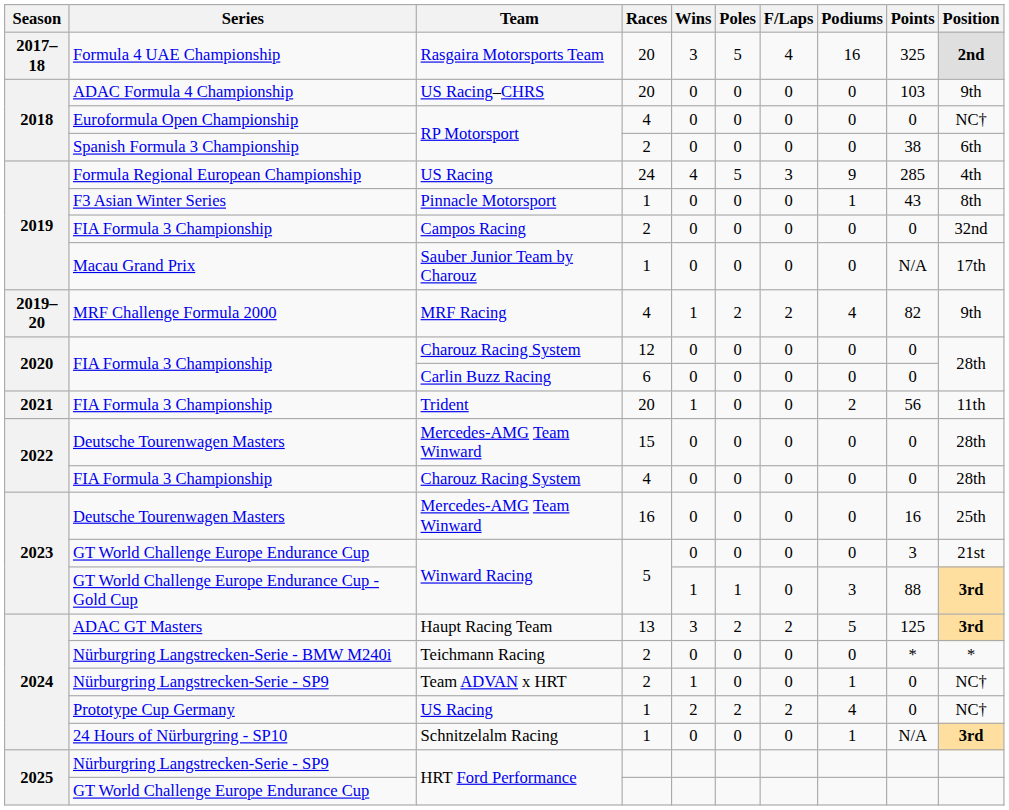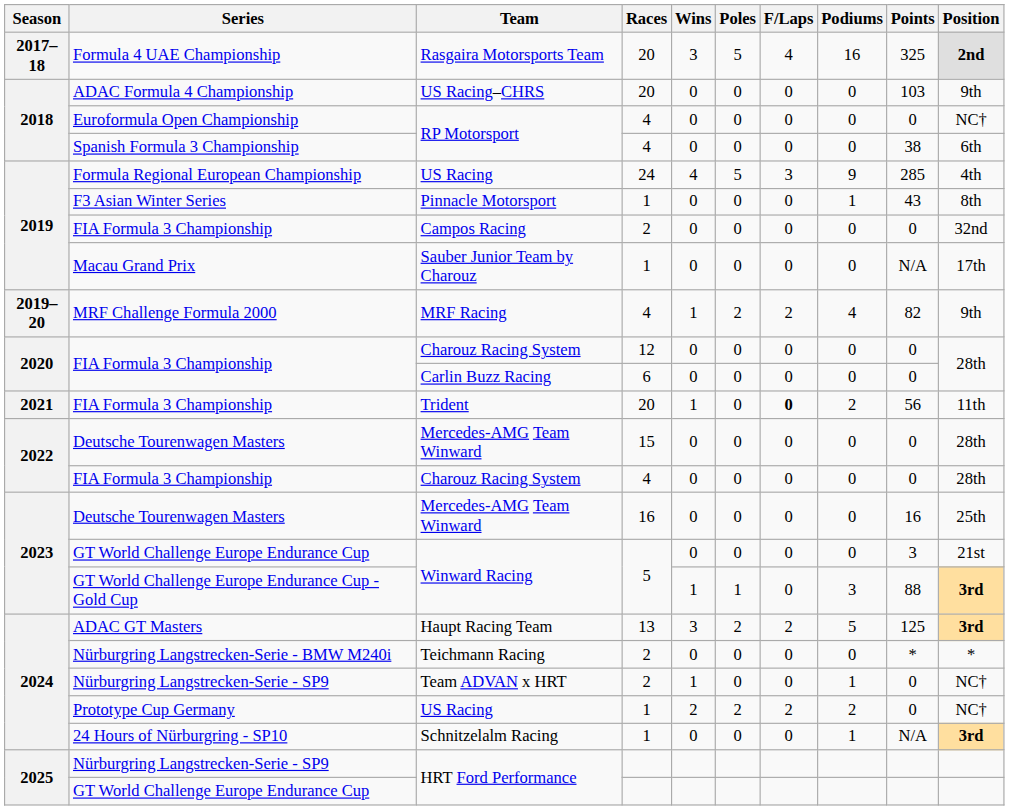(647, 147) 2 -> (647, 147) 4
(789, 404) normal -> (789, 404) bold
(852, 709) 4 -> (852, 709) 2
